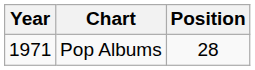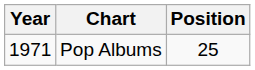(208, 49) 28 -> (208, 49) 25
